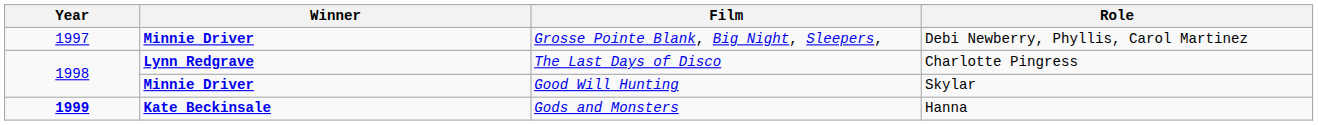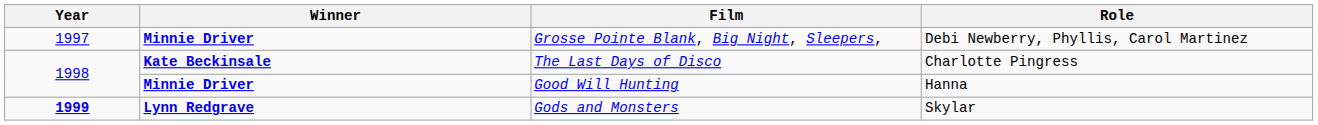(199, 62) Lynn Redgrave -> (207, 62) Kate Beckinsale
(950, 85) Skylar -> (946, 85) Hanna
(207, 108) Kate Beckinsale -> (199, 108) Lynn Redgrave
(946, 108) Hanna -> (950, 108) Skylar
